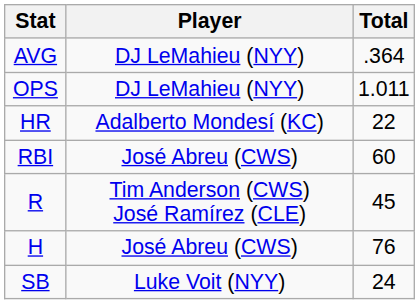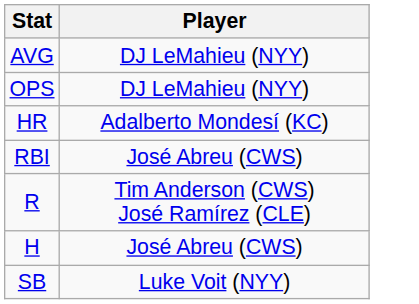- column: (384, 21)
